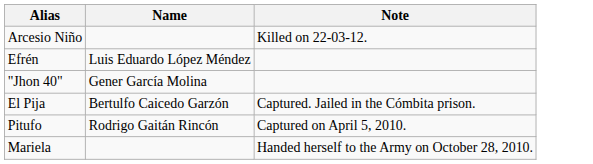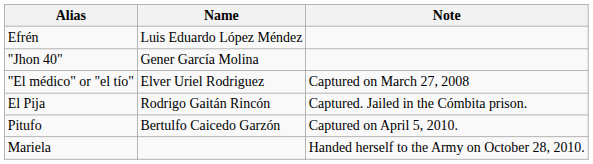- row: (45, 37)
+ row: (71, 81)
(159, 103) Bertulfo Caicedo Garzón -> (205, 103) Rodrigo Gaitán Rincón
(154, 125) Rodrigo Gaitán Rincón -> (210, 125) Bertulfo Caicedo Garzón
